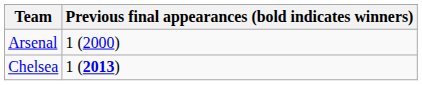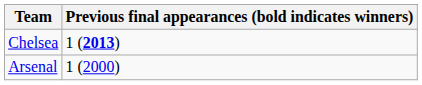rows swapped: (33, 67) <-> (33, 42)
